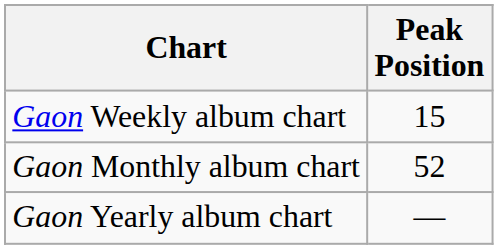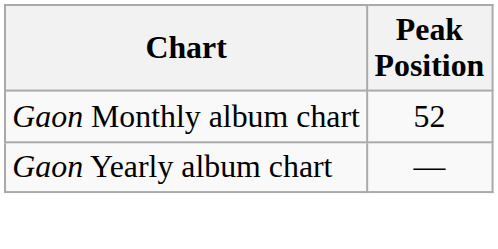- row: (179, 116)
